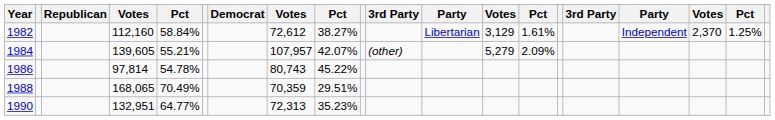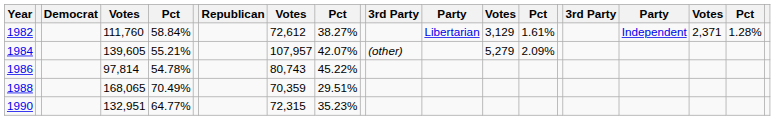columns swapped: (238, 14) <-> (75, 14)
(133, 32) 112,160 -> (124, 32) 111,760
(707, 32) 2,370 -> (707, 32) 2,371
(745, 32) 1.25% -> (745, 32) 1.28%
(288, 106) 72,313 -> (288, 106) 72,315
